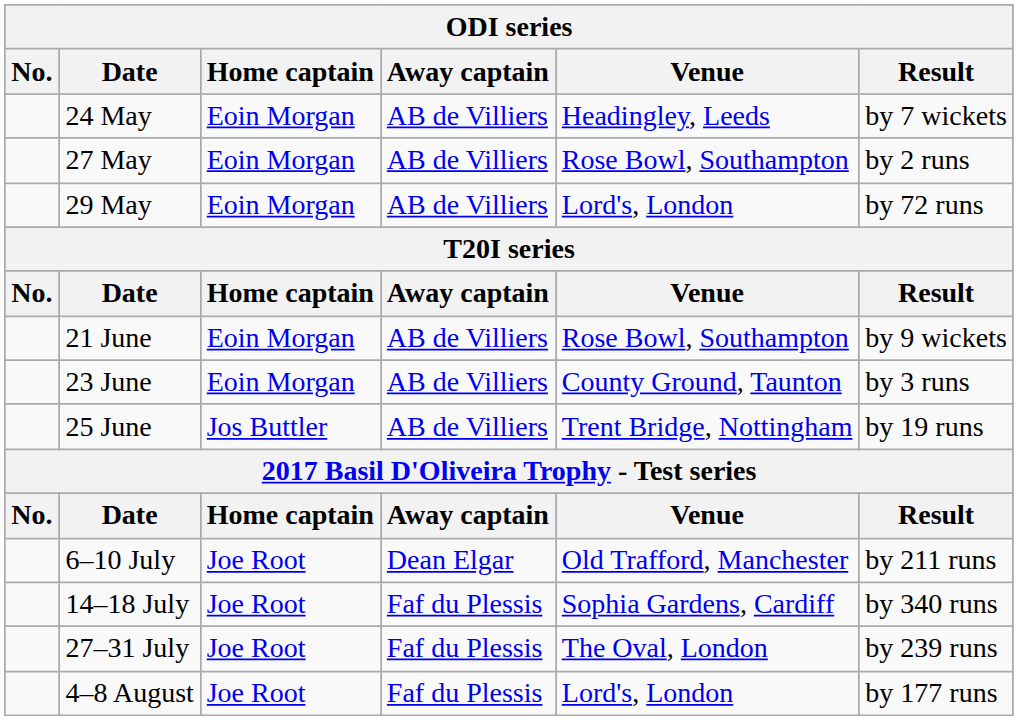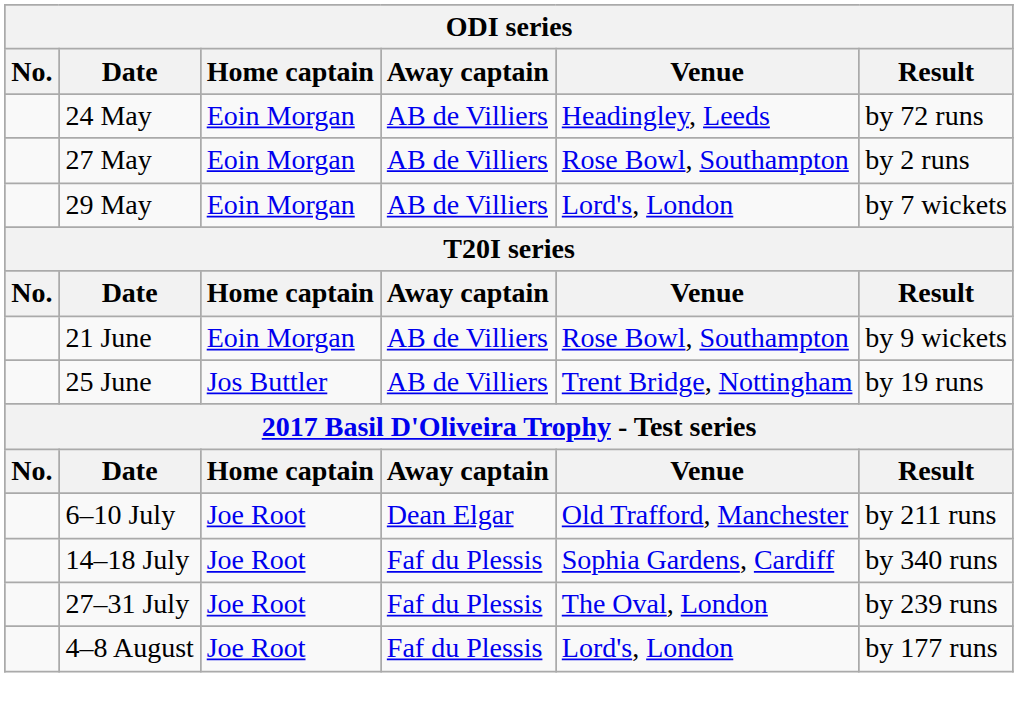(936, 115) by 7 wickets -> (924, 115) by 72 runs
(924, 204) by 72 runs -> (936, 204) by 7 wickets
- row: (109, 381)
